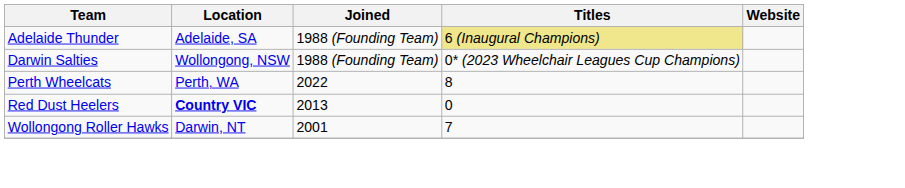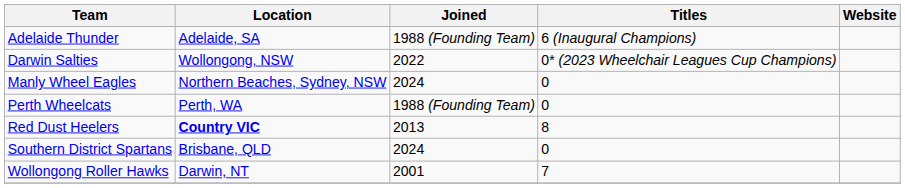(522, 37) khaki background -> (619, 37) no background
(367, 60) 1988 (Founding Team) -> (409, 60) 2022
+ row: (72, 82)
(312, 82) 2022 -> (464, 104) 1988 (Founding Team)
(449, 82) 8 -> (545, 104) 0
(449, 104) 0 -> (545, 127) 8
+ row: (90, 149)
